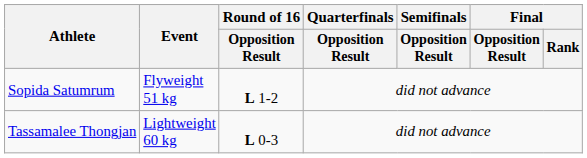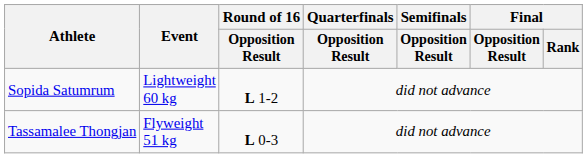(173, 89) Flyweight 51 kg -> (180, 89) Lightweight 60 kg
(180, 131) Lightweight 60 kg -> (173, 131) Flyweight 51 kg
